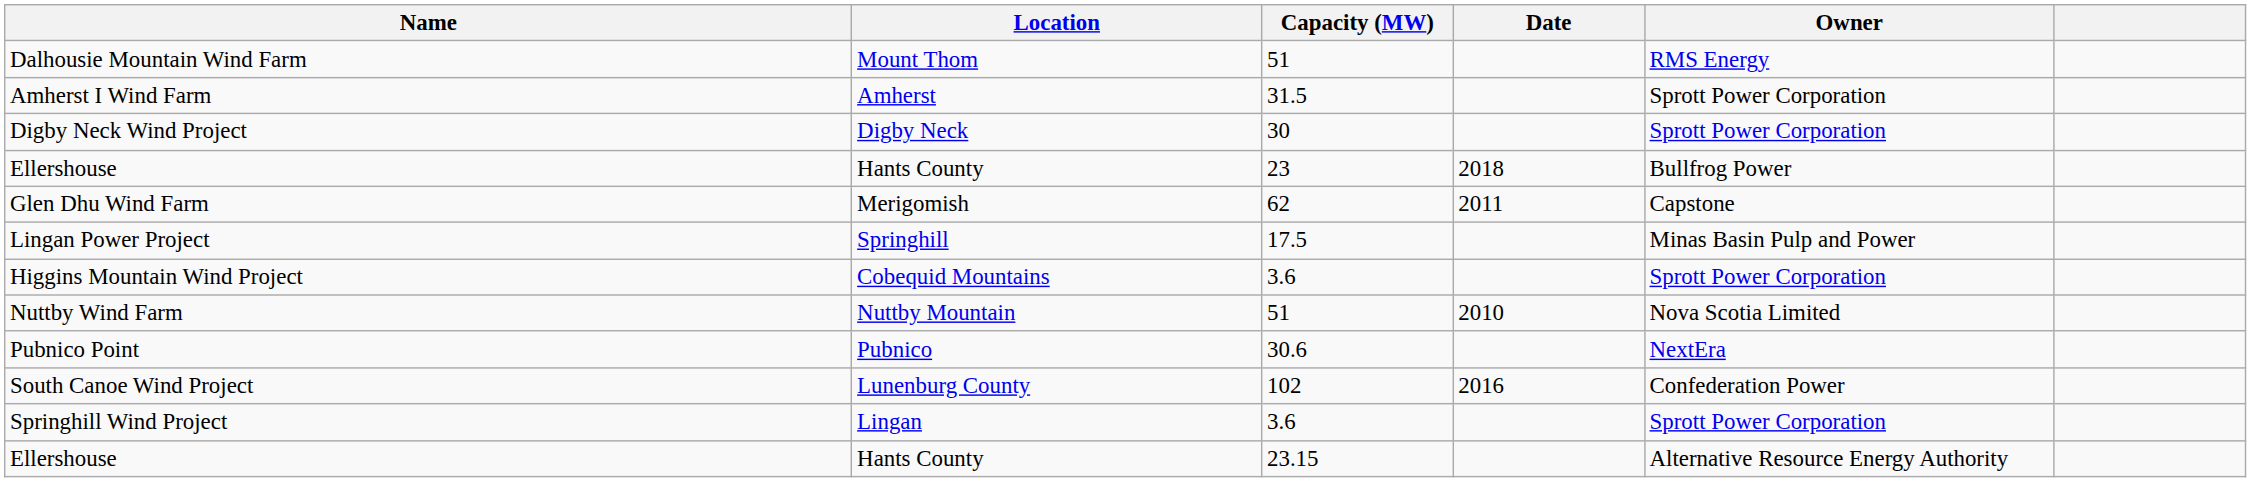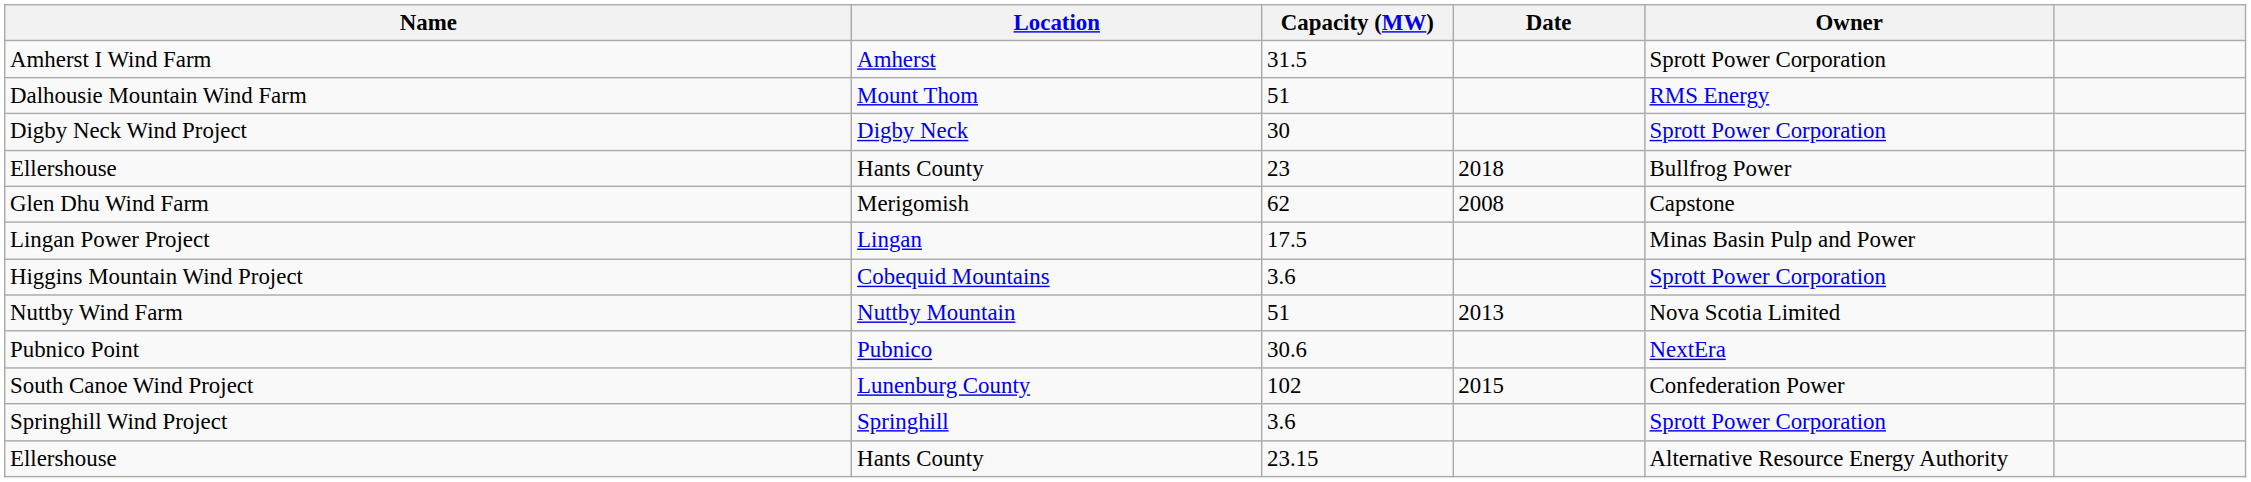rows swapped: (111, 95) <-> (158, 58)
(1481, 204) 2011 -> (1481, 204) 2008
(903, 240) Springhill -> (890, 240) Lingan
(1481, 312) 2010 -> (1481, 312) 2013
(1481, 385) 2016 -> (1481, 385) 2015
(890, 421) Lingan -> (903, 421) Springhill
